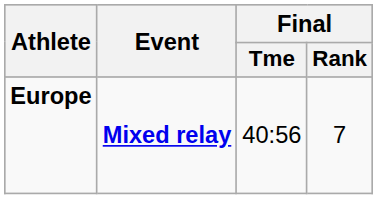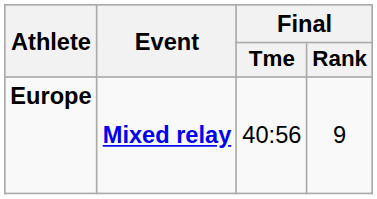(340, 136) 7 -> (340, 136) 9
